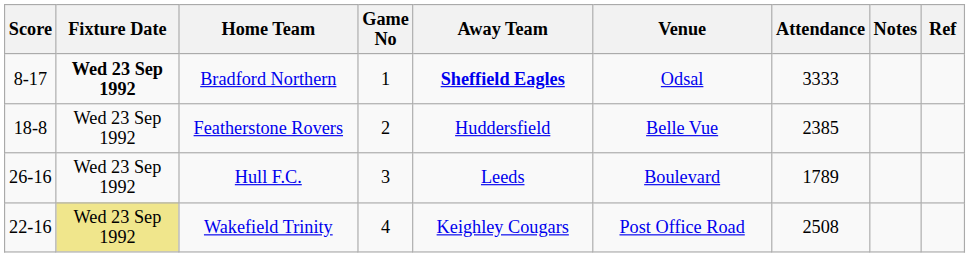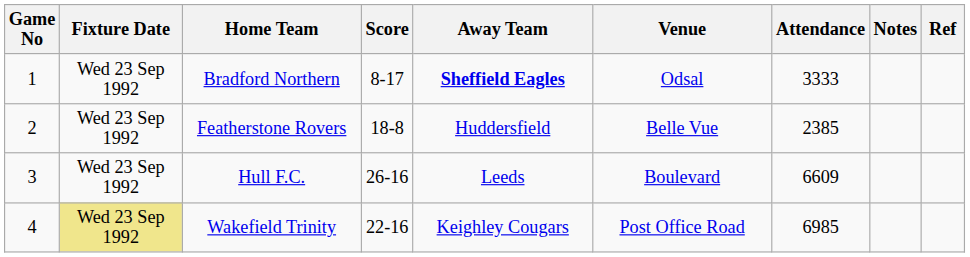columns swapped: (386, 29) <-> (30, 29)
(117, 78) bold -> (121, 78) normal
(821, 177) 1789 -> (821, 177) 6609
(821, 227) 2508 -> (821, 227) 6985
